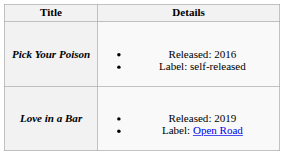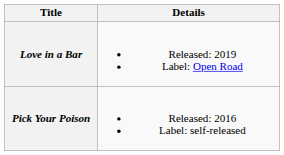rows swapped: (51, 54) <-> (51, 118)
